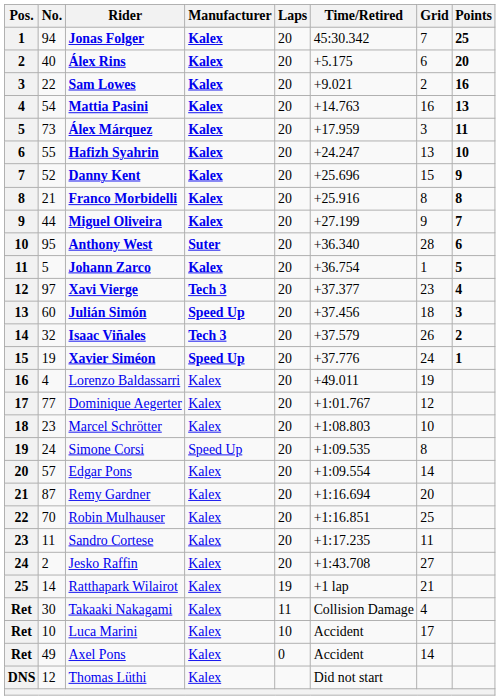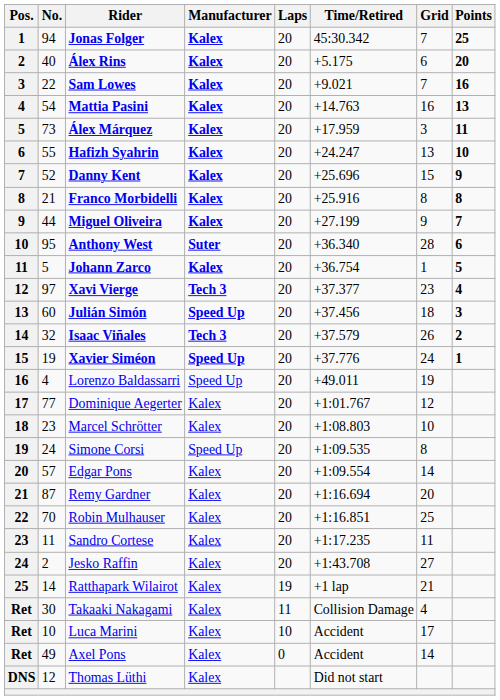(424, 84) 2 -> (424, 84) 7
(205, 381) Kalex -> (215, 381) Speed Up
